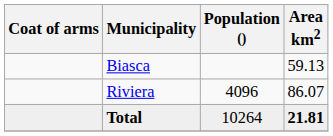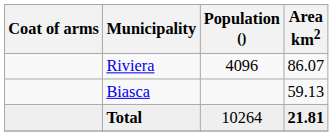rows swapped: (128, 66) <-> (130, 91)
